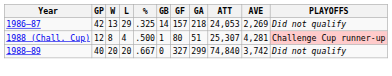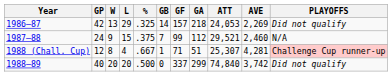+ row: (24, 38)
(145, 38) .500 -> (145, 51) .667
(178, 38) 80 -> (178, 51) 71
(145, 51) .667 -> (145, 64) .500
(180, 51) 327 -> (180, 64) 337
